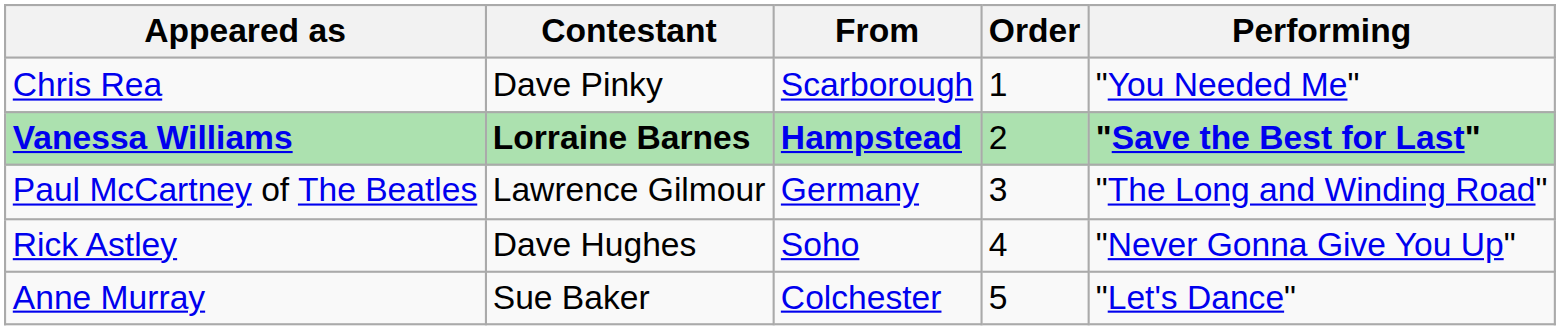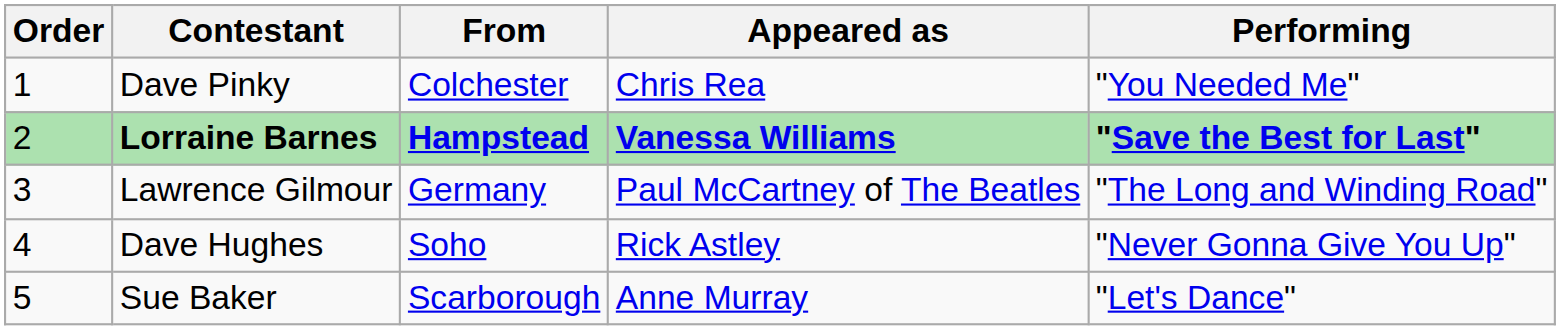columns swapped: (1035, 31) <-> (245, 31)
(877, 84) Scarborough -> (488, 84) Colchester
(861, 297) Colchester -> (504, 297) Scarborough
